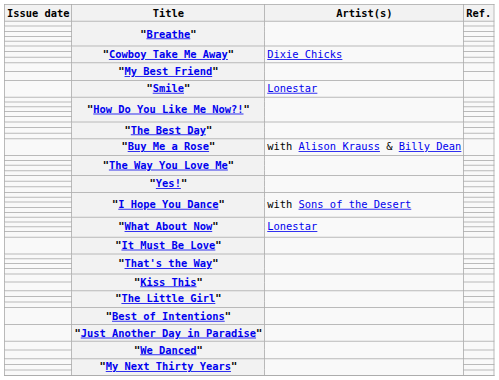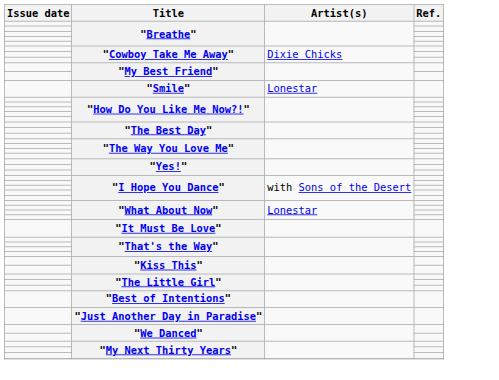- row: (168, 147)
